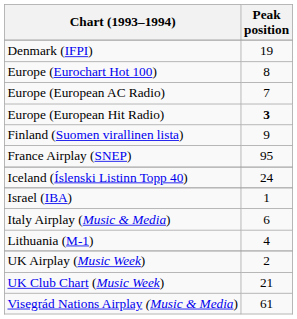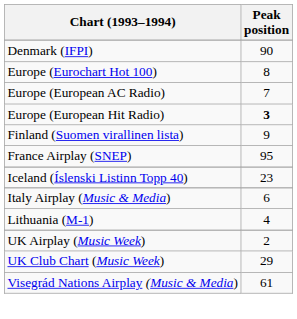(267, 51) 19 -> (267, 51) 90
(267, 177) 24 -> (267, 177) 23
- row: (40, 198)
(267, 282) 21 -> (267, 261) 29
